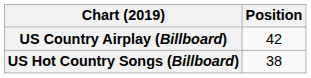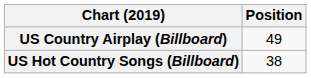(274, 38) 42 -> (274, 38) 49
